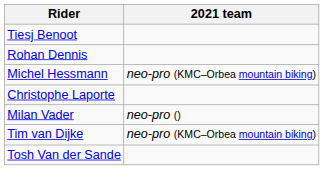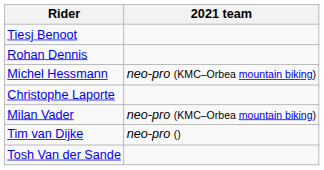(154, 114) neo-pro () -> (221, 114) neo-pro (KMC–Orbea mountain biking)
(221, 134) neo-pro (KMC–Orbea mountain biking) -> (154, 134) neo-pro ()
